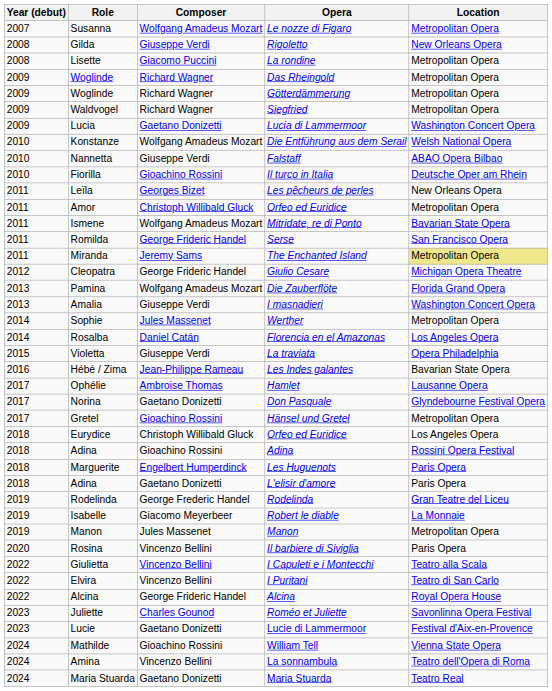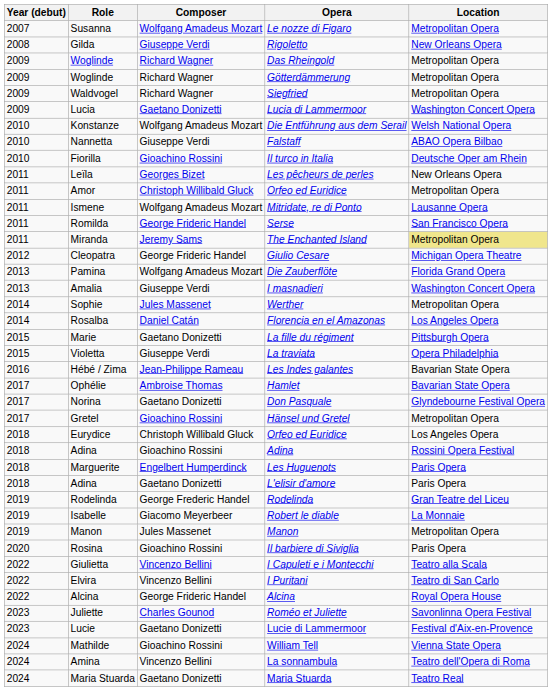- row: (86, 61)
(461, 223) Bavarian State Opera -> (449, 207) Lausanne Opera
+ row: (83, 337)
(449, 386) Lausanne Opera -> (461, 386) Bavarian State Opera
(176, 548) Vincenzo Bellini -> (181, 548) Gioachino Rossini
